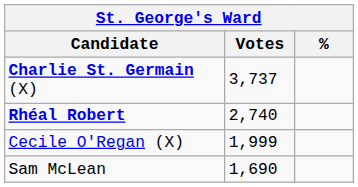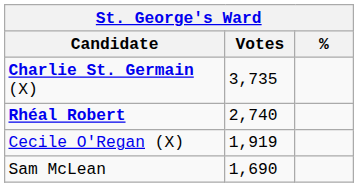(253, 80) 3,737 -> (253, 80) 3,735
(253, 143) 1,999 -> (253, 143) 1,919
